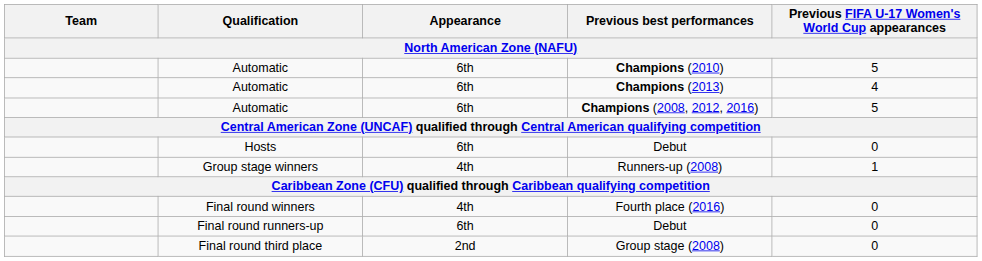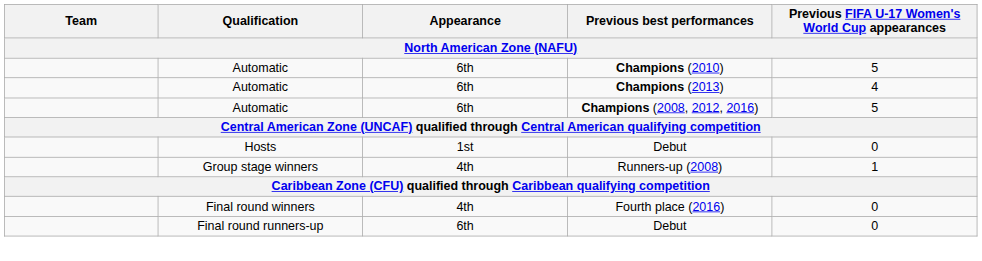(465, 147) 6th -> (465, 147) 1st
- row: (260, 246)
